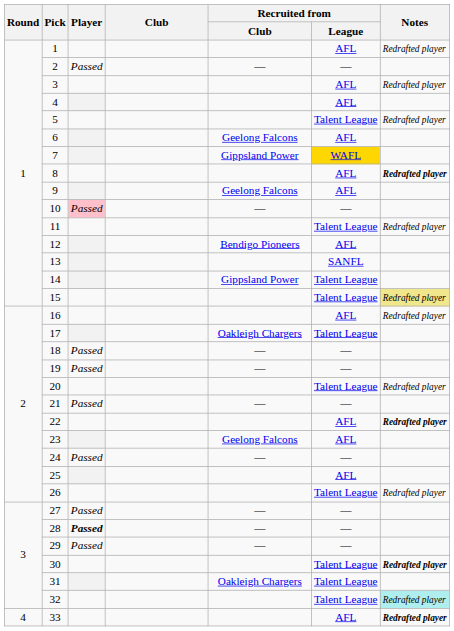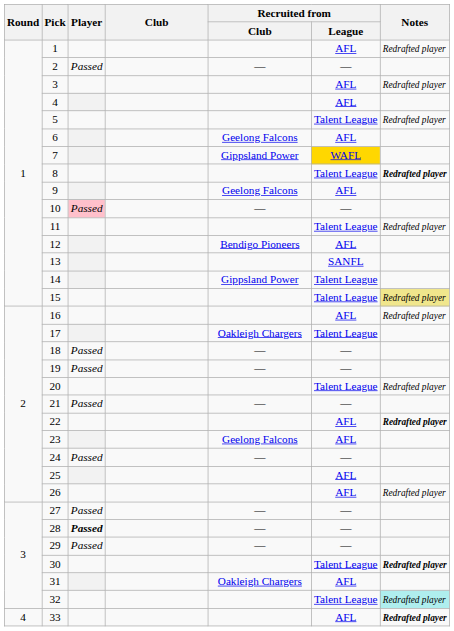(346, 173) AFL -> (346, 173) Talent League
(346, 492) Talent League -> (346, 492) AFL
(346, 581) Talent League -> (346, 581) AFL
